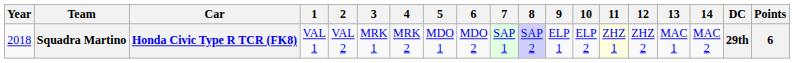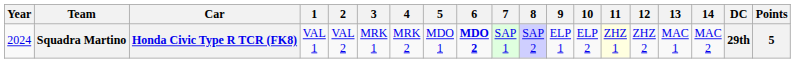(19, 40) 2018 -> (19, 40) 2024
(474, 40) normal -> (474, 40) bold
(770, 40) 6 -> (772, 40) 5
